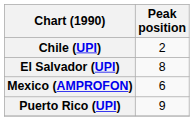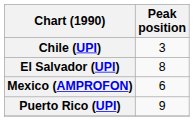(162, 47) 2 -> (162, 47) 3
